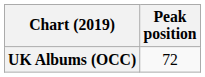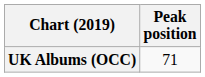(170, 59) 72 -> (170, 59) 71
